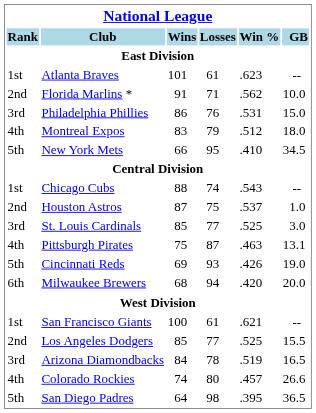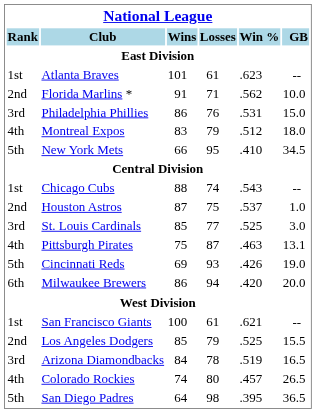(177, 282) 68 -> (177, 282) 86
(210, 341) 77 -> (210, 341) 79
(294, 378) 26.6 -> (294, 378) 26.5
